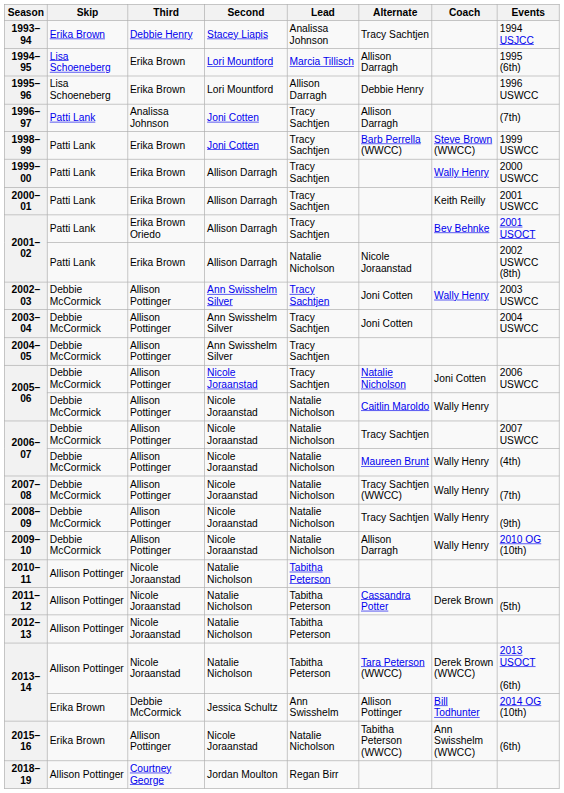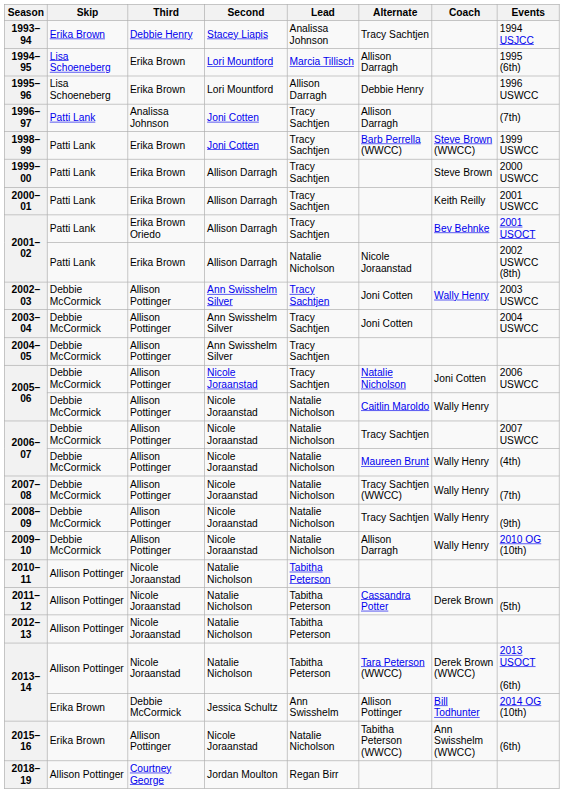(462, 173) Wally Henry -> (463, 173) Steve Brown
